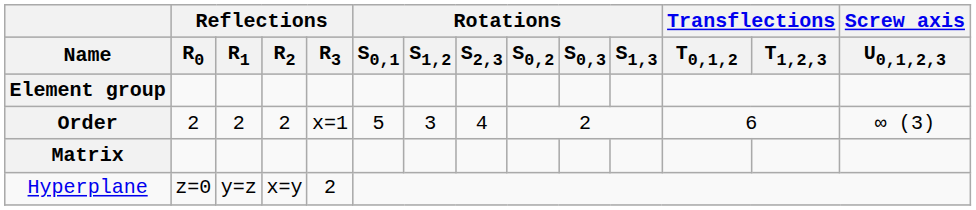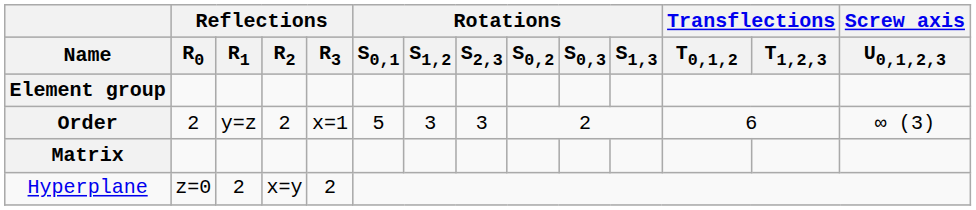(239, 123) 2 -> (239, 123) y=z
(482, 123) 4 -> (482, 123) 3
(239, 188) y=z -> (239, 188) 2
